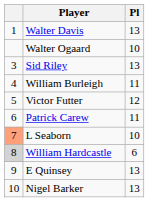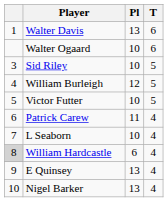+ column: (153, 13)
(134, 65) 13 -> (134, 65) 10
(134, 83) 11 -> (134, 83) 12
(134, 100) 12 -> (134, 100) 10
(14, 135) lightsalmon background -> (14, 135) no background
